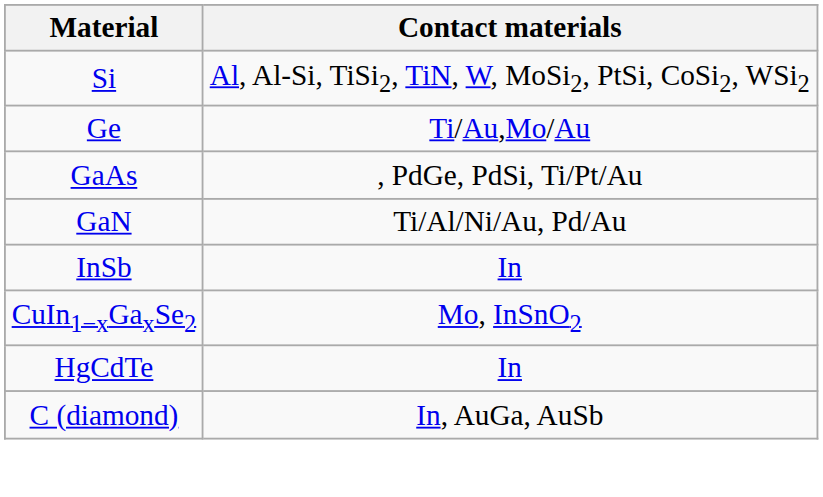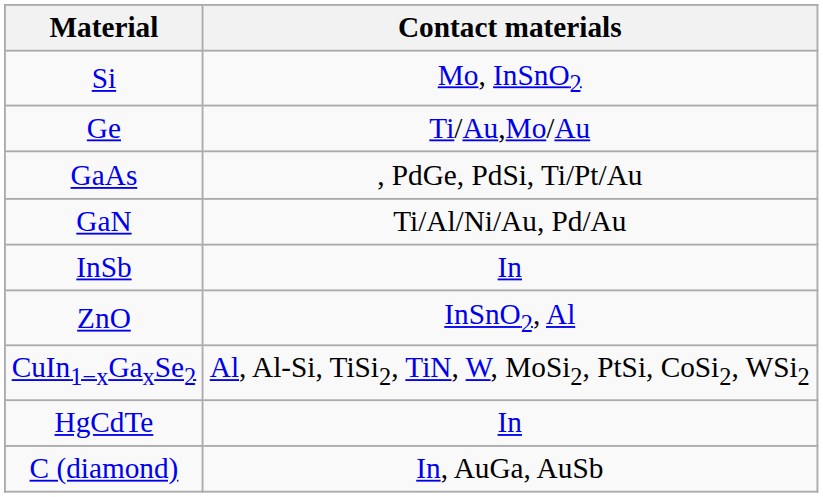(510, 77) Al, Al-Si, TiSi2, TiN, W, MoSi2, PtSi, CoSi2, WSi2 -> (510, 77) Mo, InSnO2
+ row: (104, 317)
(510, 317) Mo, InSnO2 -> (510, 371) Al, Al-Si, TiSi2, TiN, W, MoSi2, PtSi, CoSi2, WSi2
